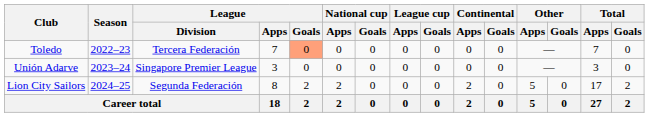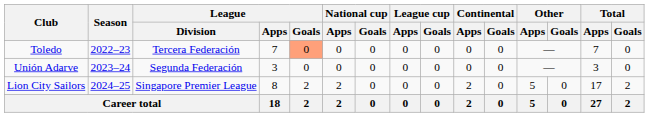(196, 67) Singapore Premier League -> (196, 67) Segunda Federación
(196, 85) Segunda Federación -> (196, 85) Singapore Premier League
